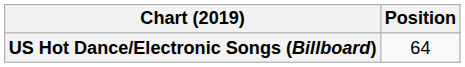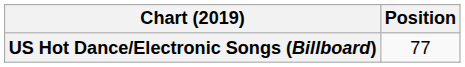(420, 47) 64 -> (420, 47) 77
